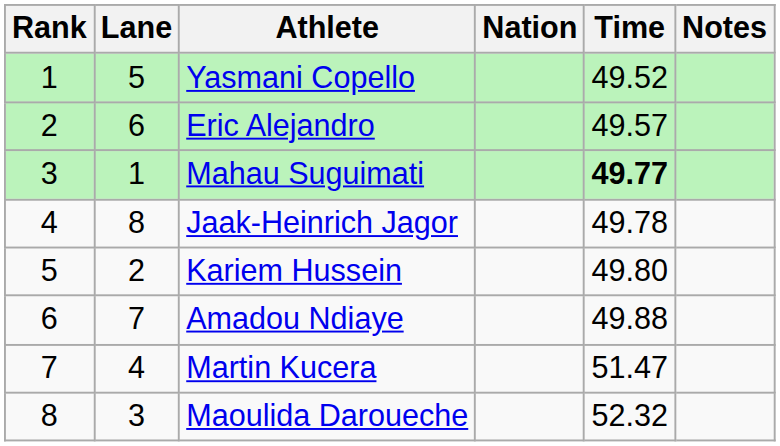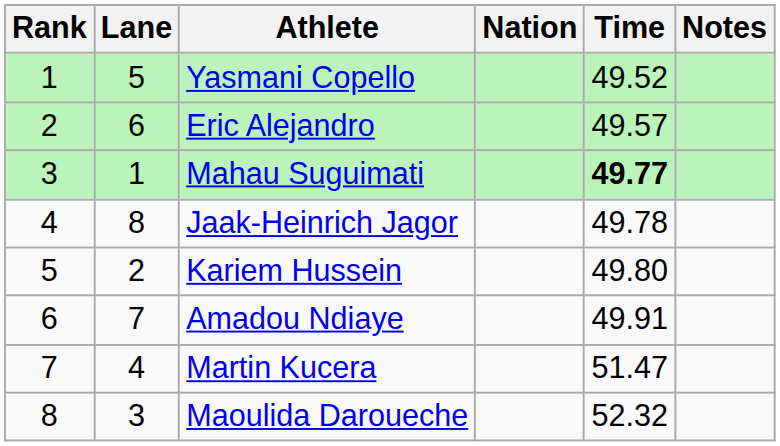(630, 319) 49.88 -> (630, 319) 49.91
